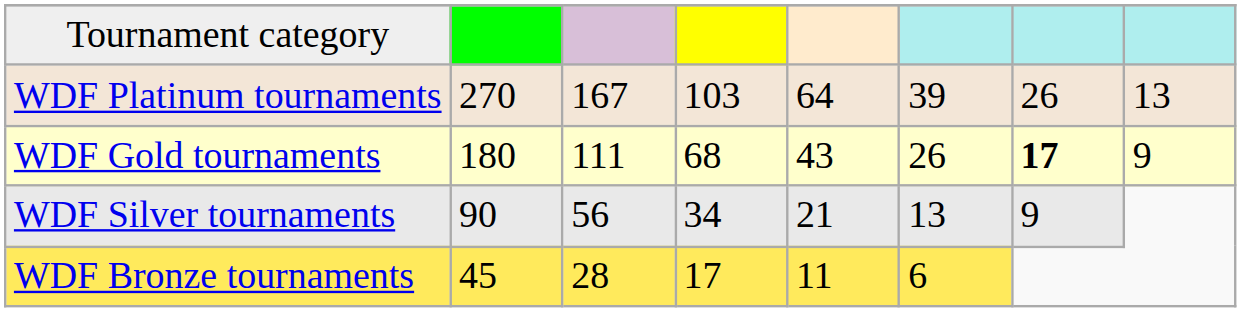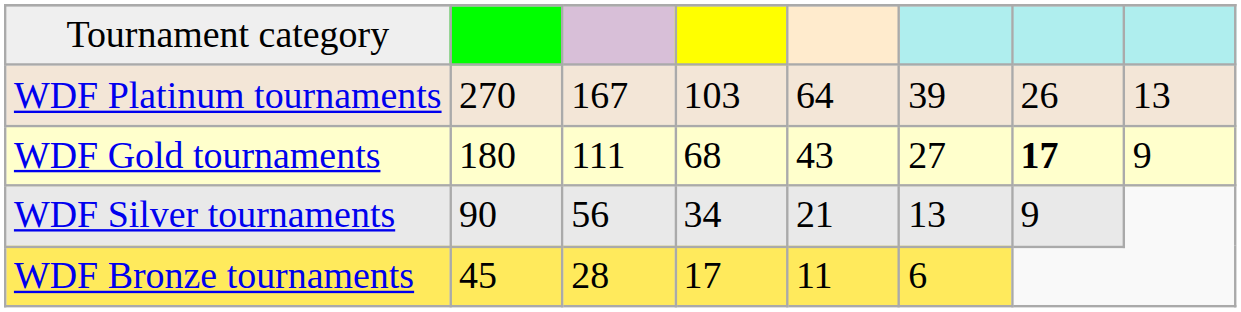(927, 154) 26 -> (927, 154) 27
